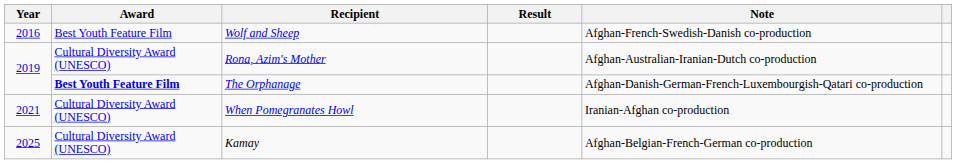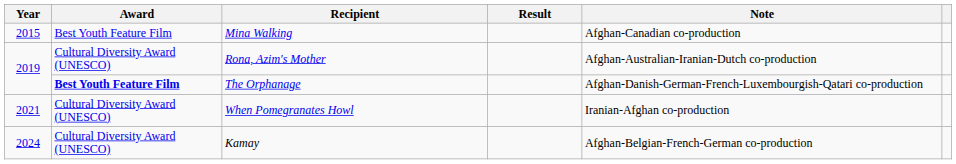+ row: (259, 33)
- row: (262, 33)
(28, 142) 2025 -> (28, 142) 2024
